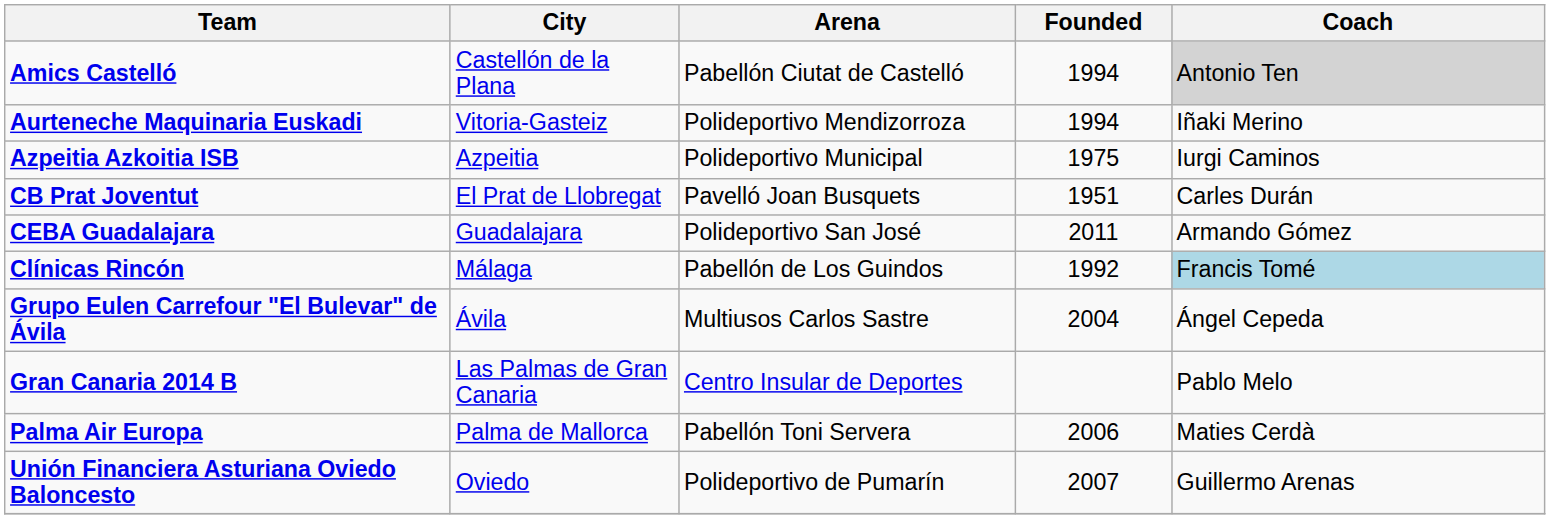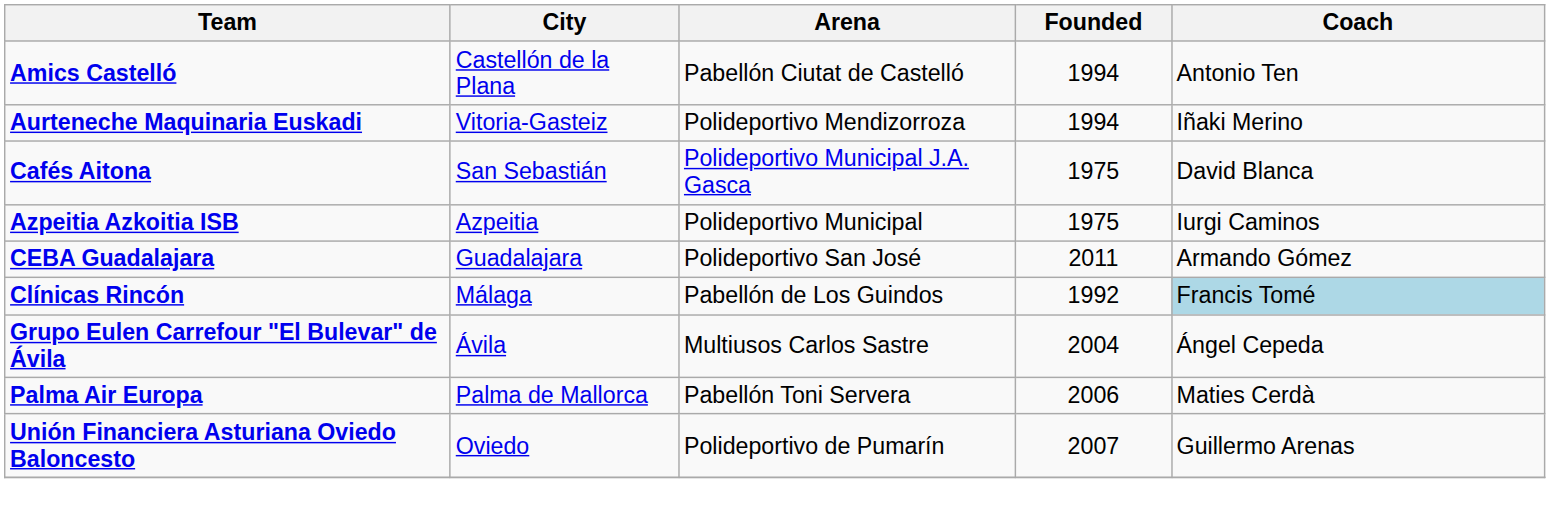(1238, 72) lightgrey background -> (1238, 72) no background
+ row: (81, 172)
- row: (104, 196)
- row: (124, 382)
